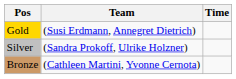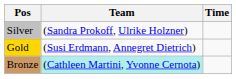rows swapped: (18, 30) <-> (20, 47)
(122, 64) no background -> (122, 64) paleturquoise background
